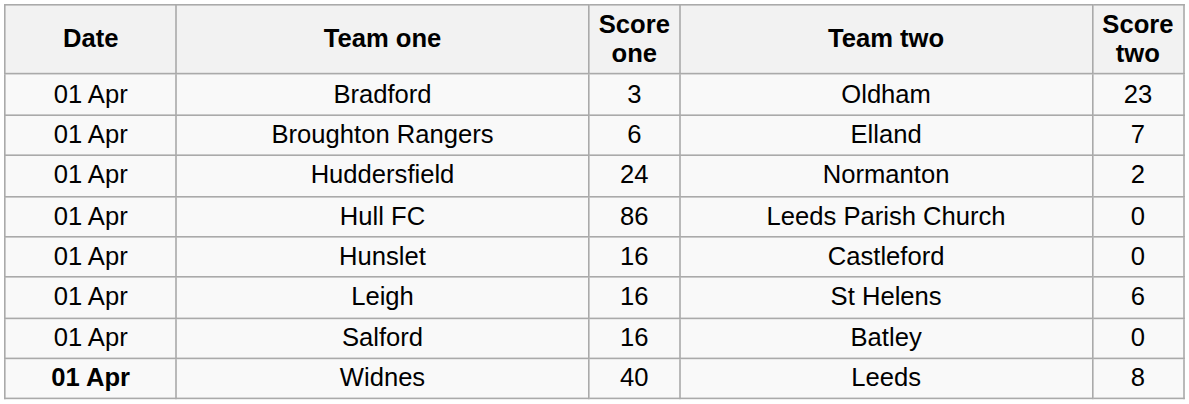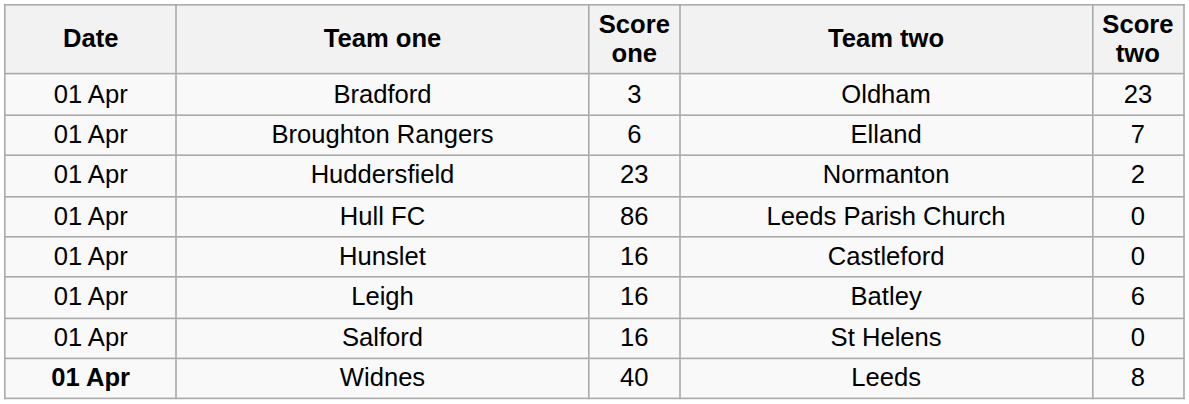(634, 175) 24 -> (634, 175) 23
(886, 297) St Helens -> (886, 297) Batley
(886, 337) Batley -> (886, 337) St Helens
